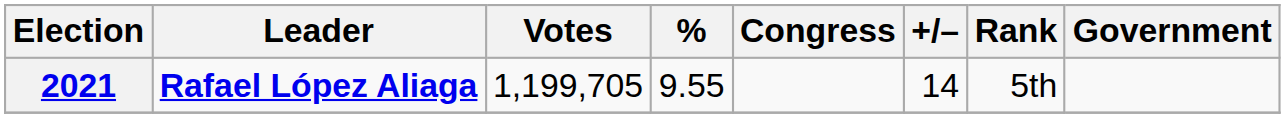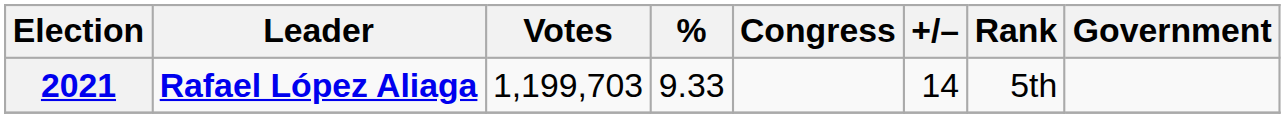(568, 84) 1,199,705 -> (568, 84) 1,199,703
(692, 84) 9.55 -> (692, 84) 9.33
